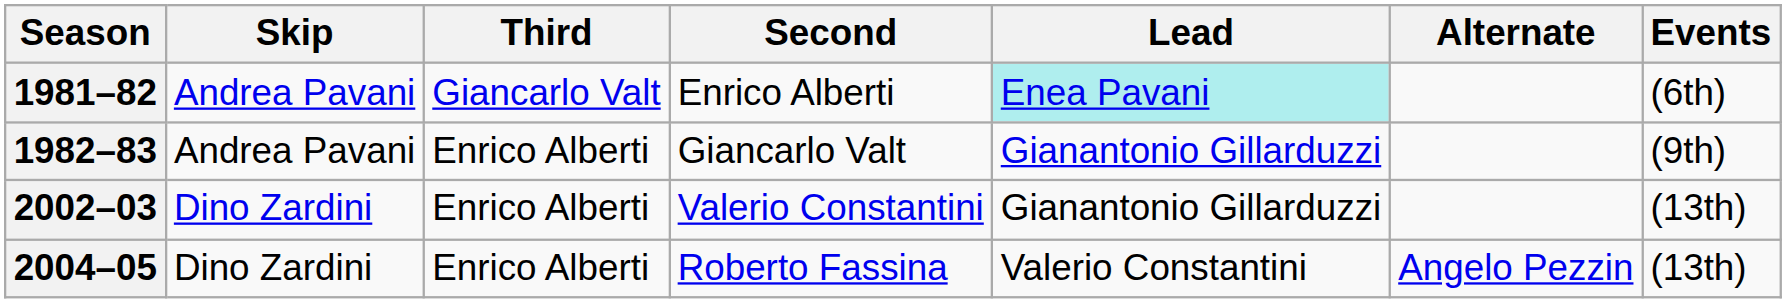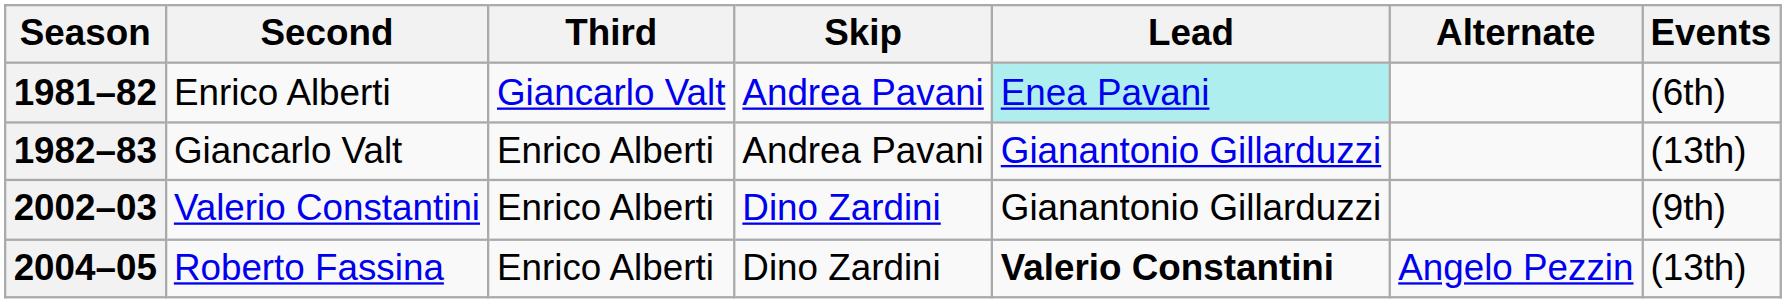columns swapped: (295, 33) <-> (831, 33)
(1688, 150) (9th) -> (1699, 150) (13th)
(1699, 208) (13th) -> (1688, 208) (9th)
(1154, 267) normal -> (1167, 267) bold
